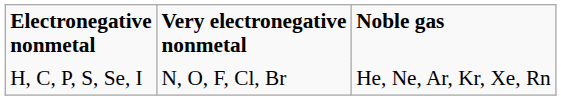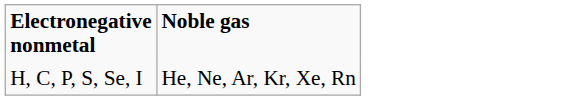- column: (254, 33)
